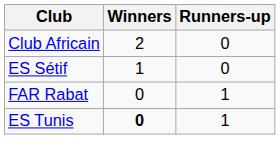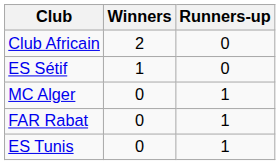+ row: (42, 95)
(140, 120) bold -> (140, 146) normal
